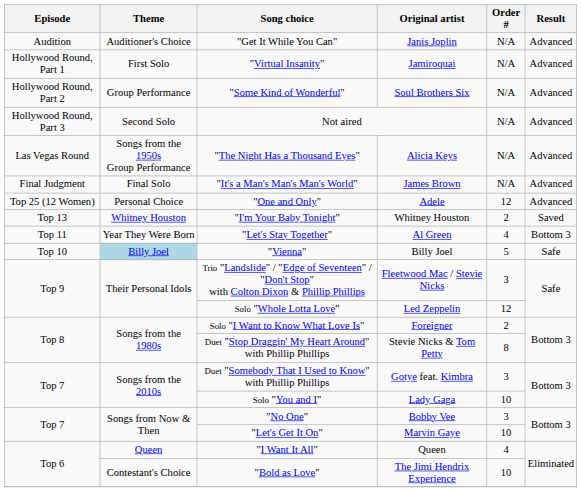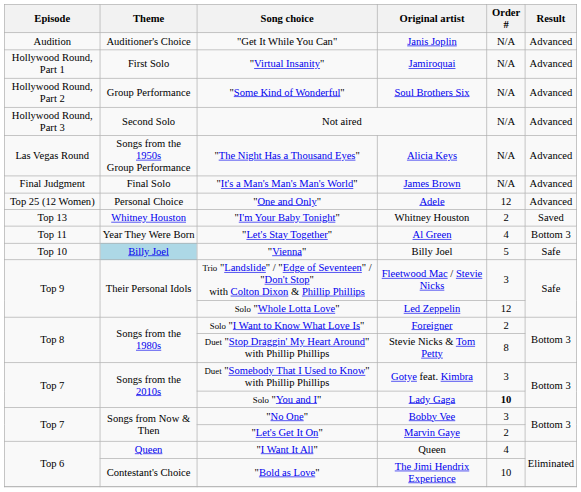(506, 399) normal -> (506, 399) bold
(506, 433) 10 -> (506, 433) 2
